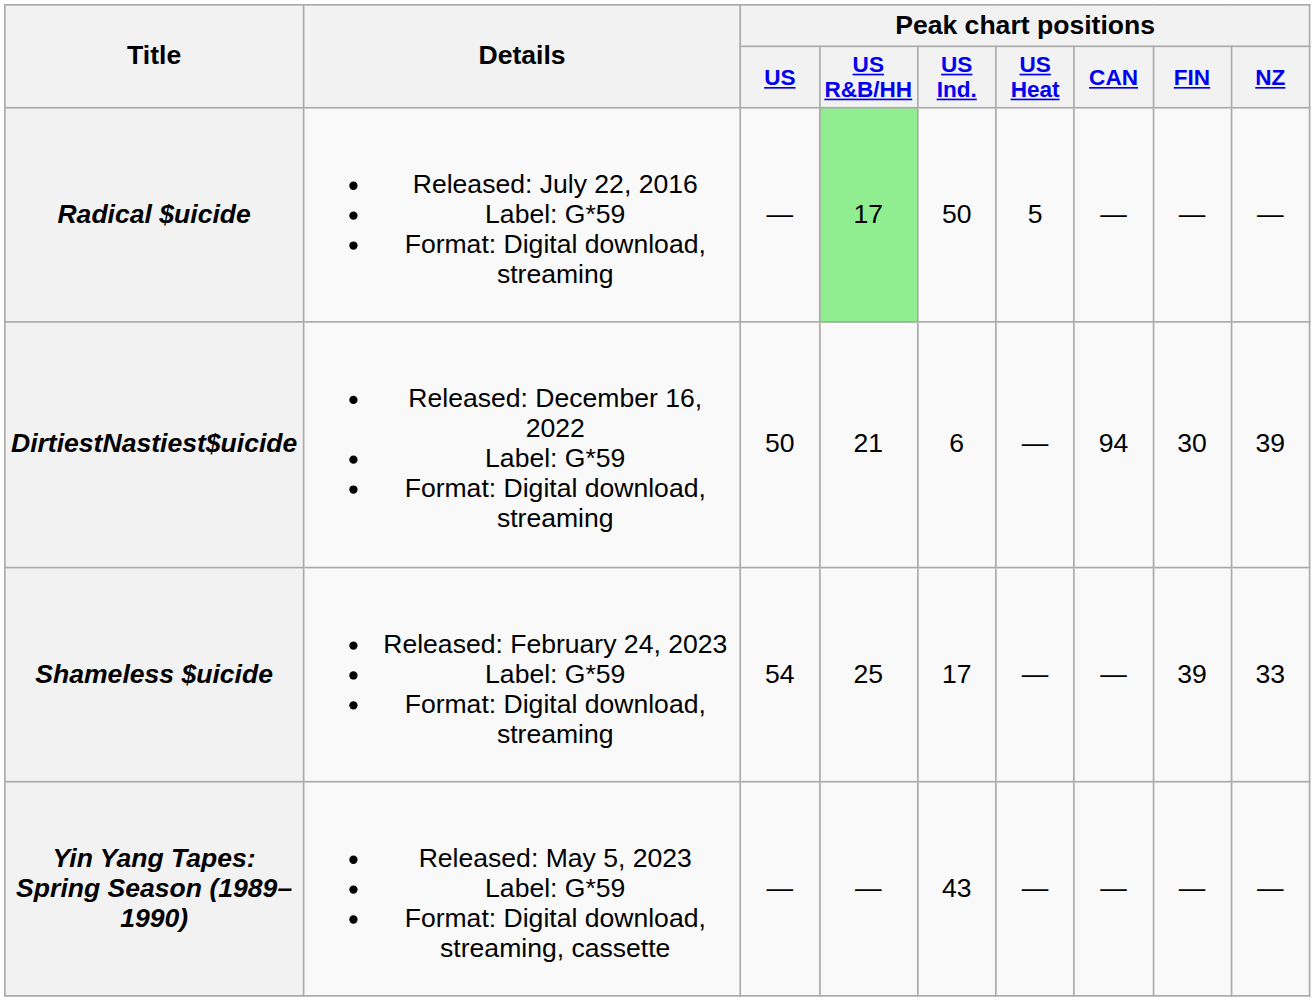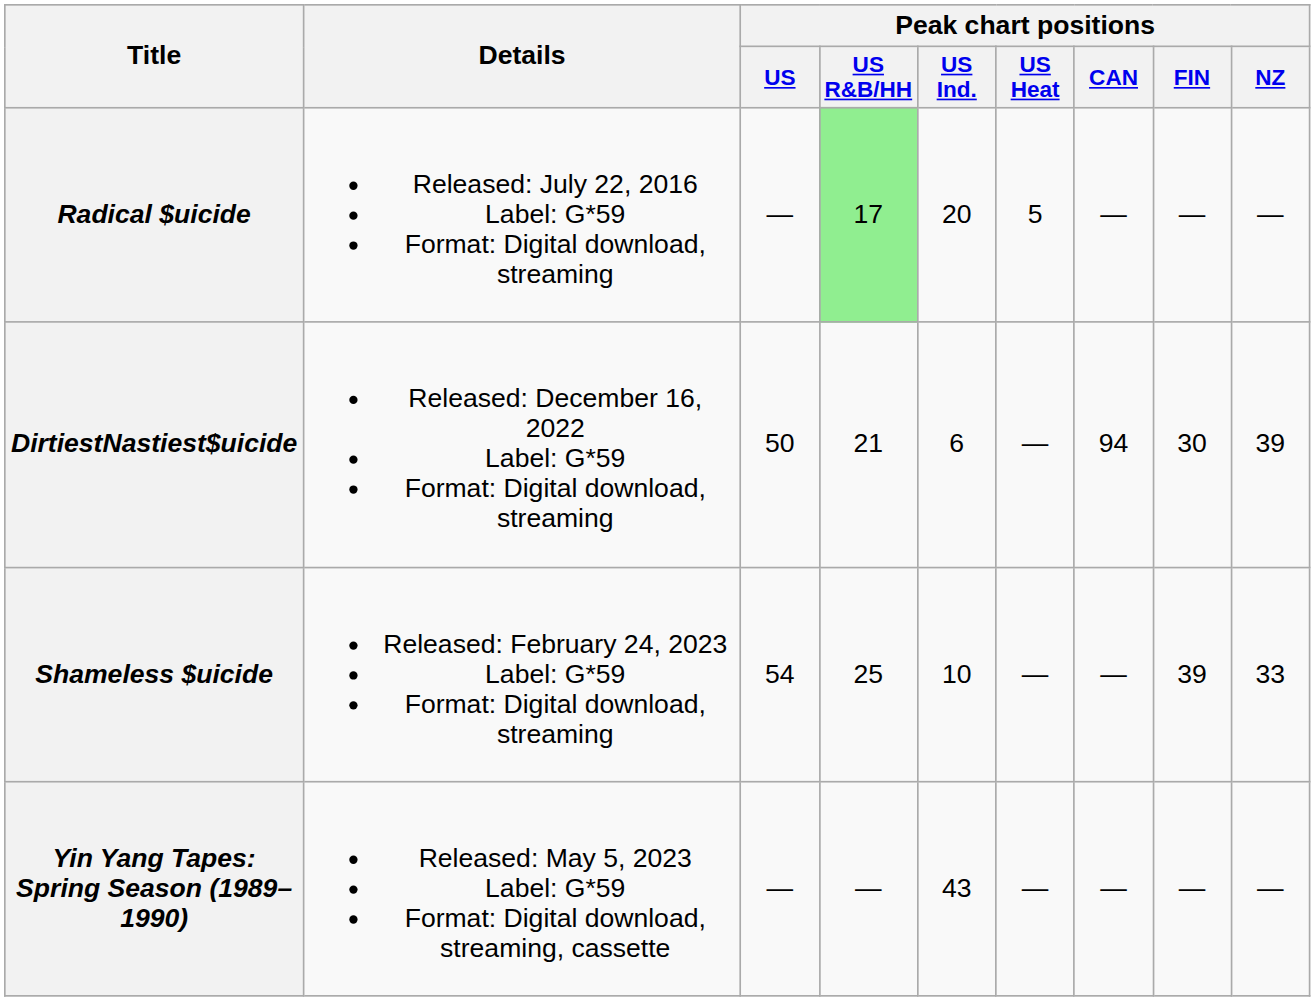(957, 214) 50 -> (957, 214) 20
(957, 673) 17 -> (957, 673) 10
